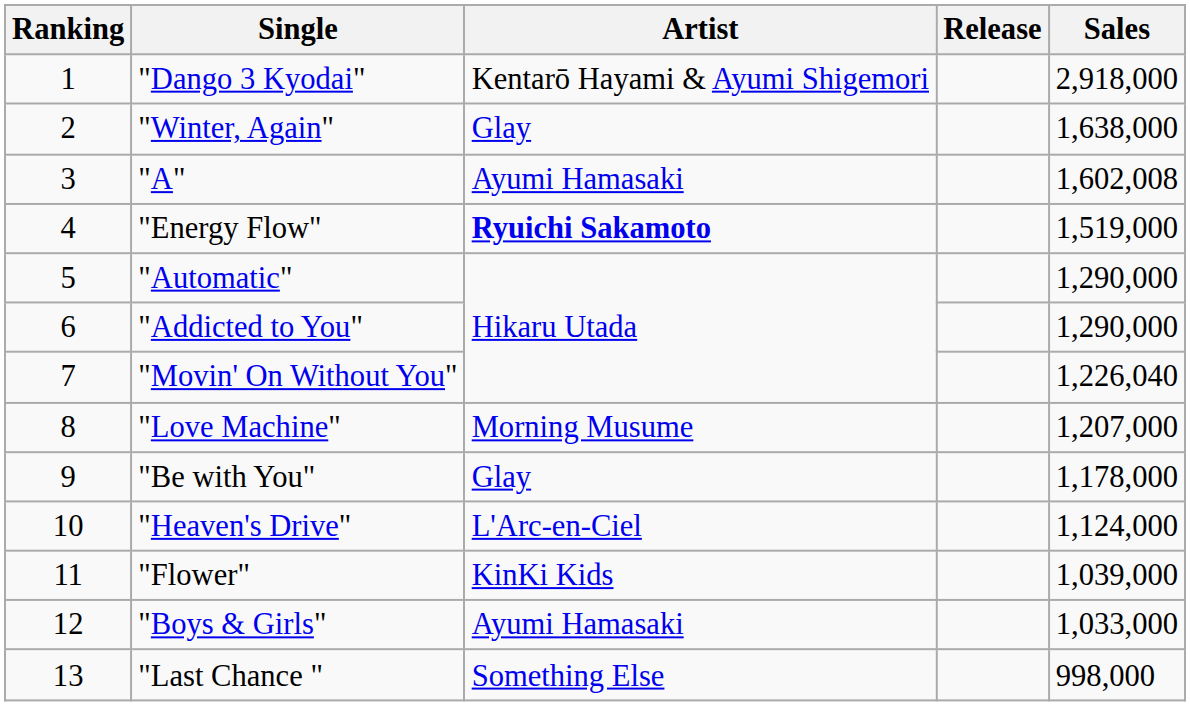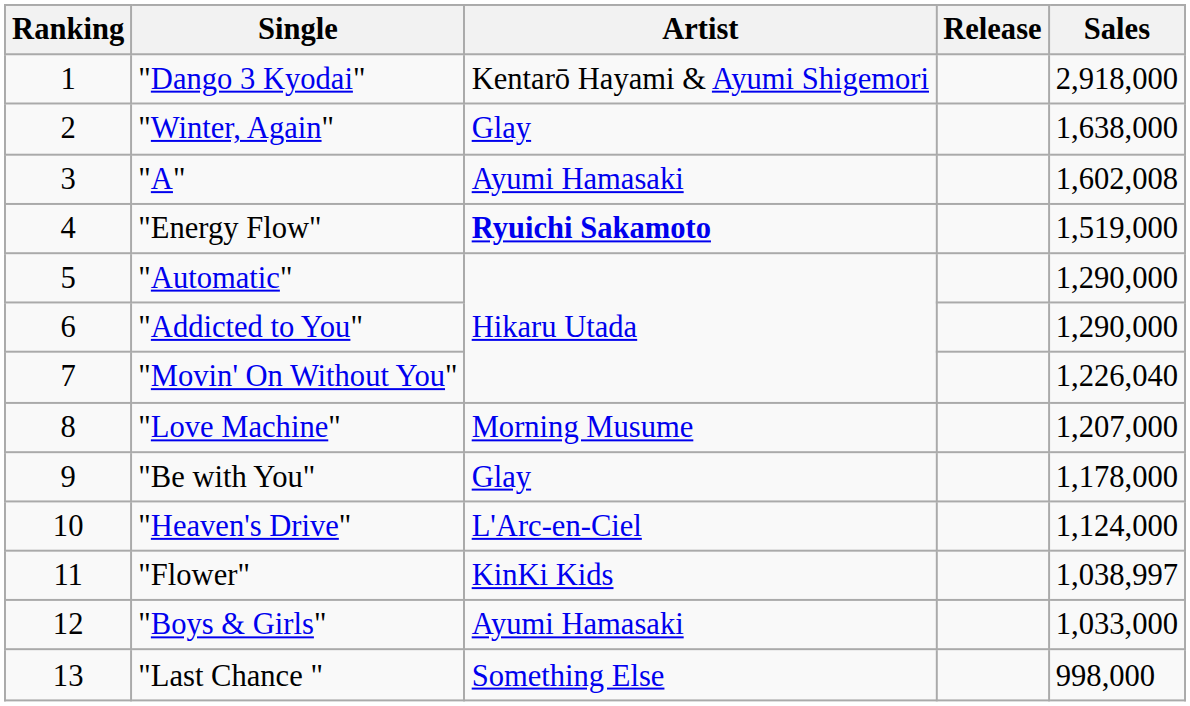(1117, 574) 1,039,000 -> (1117, 574) 1,038,997
